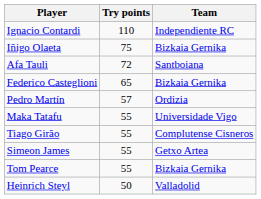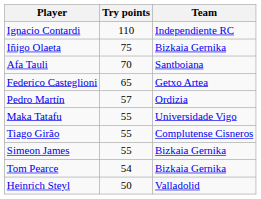(126, 64) 72 -> (126, 64) 70
(191, 82) Bizkaia Gernika -> (182, 82) Getxo Artea
(182, 151) Getxo Artea -> (191, 151) Bizkaia Gernika
(126, 168) 55 -> (126, 168) 54
